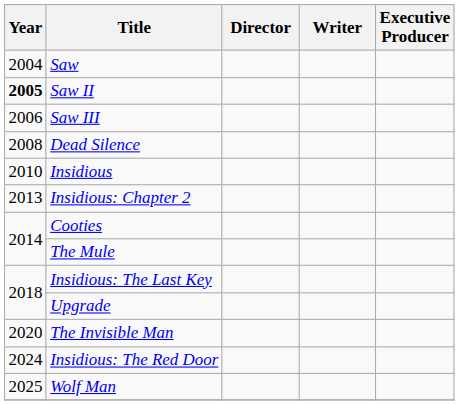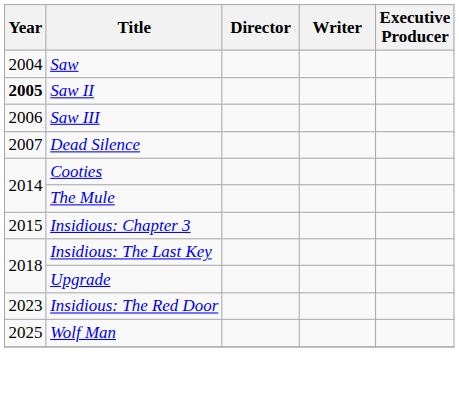(25, 144) 2008 -> (25, 144) 2007
- row: (81, 171)
- row: (120, 198)
+ row: (120, 225)
- row: (112, 332)
(25, 359) 2024 -> (25, 306) 2023
